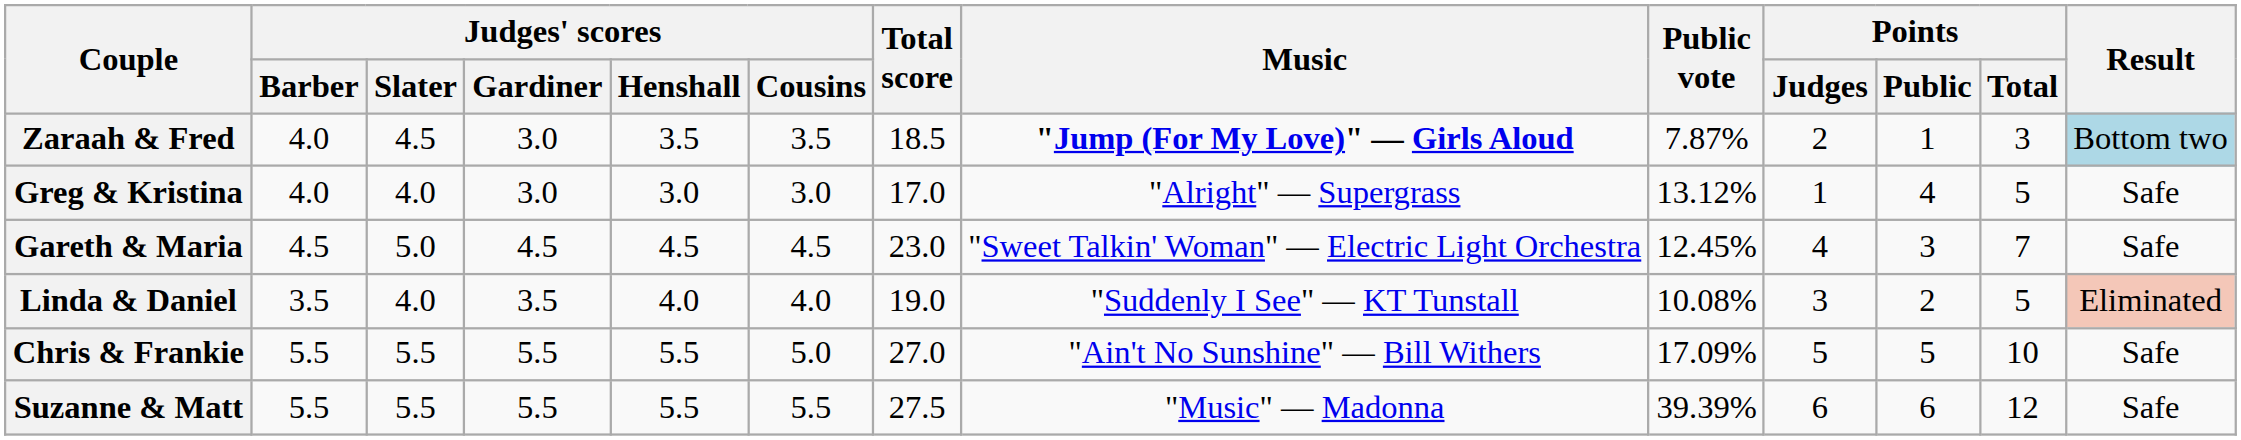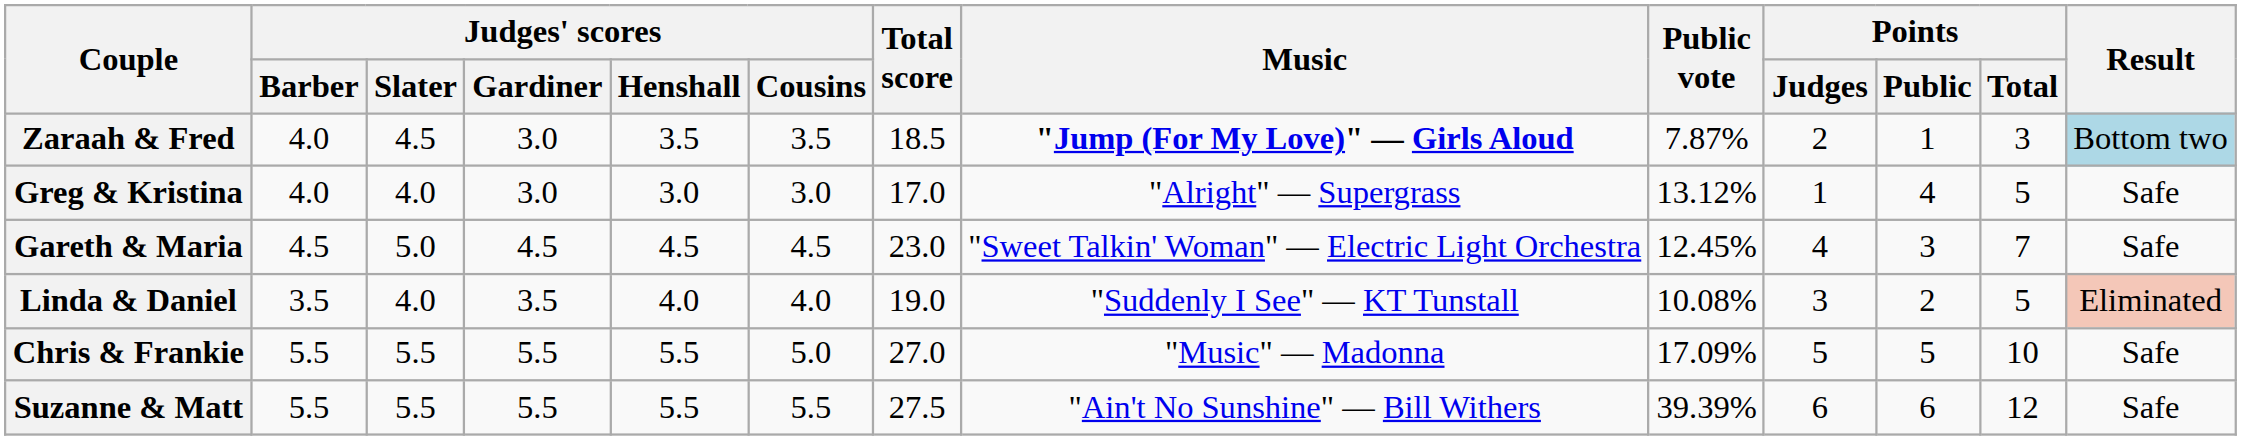(1305, 353) "Ain't No Sunshine" — Bill Withers -> (1305, 353) "Music" — Madonna
(1305, 407) "Music" — Madonna -> (1305, 407) "Ain't No Sunshine" — Bill Withers
